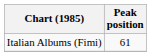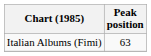(125, 42) 61 -> (125, 42) 63
